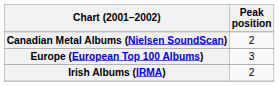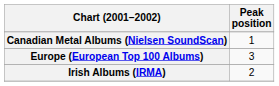(252, 40) 2 -> (252, 40) 1
